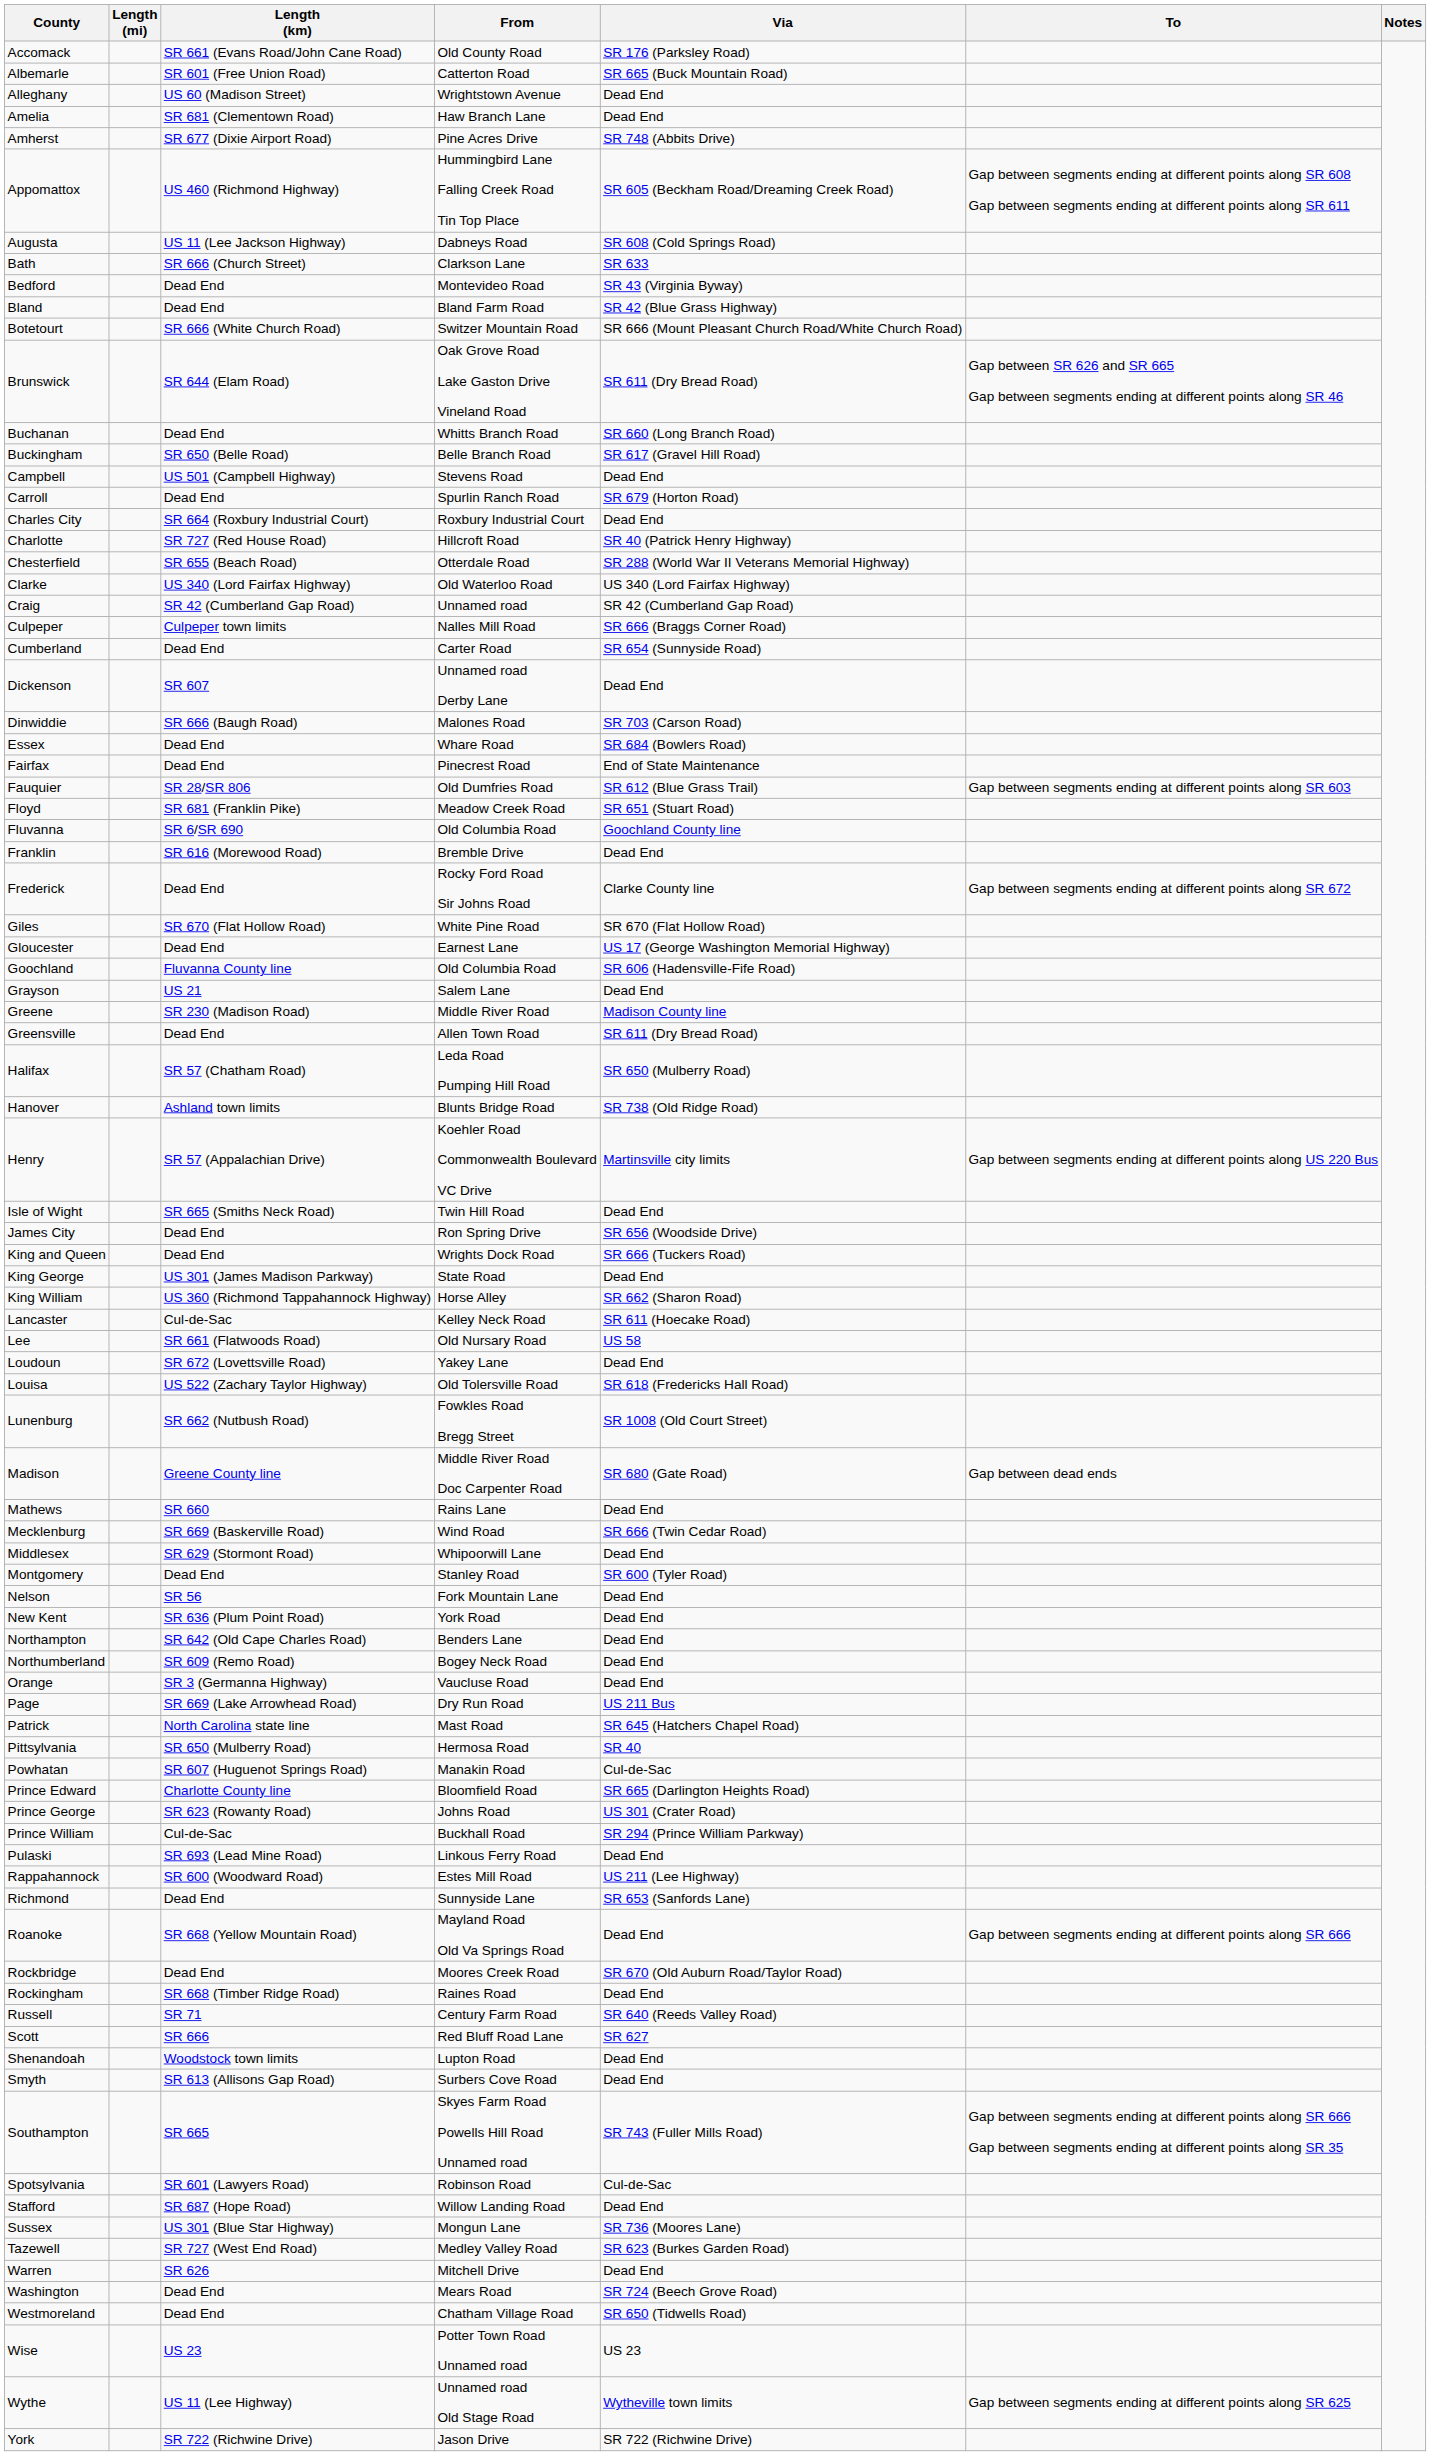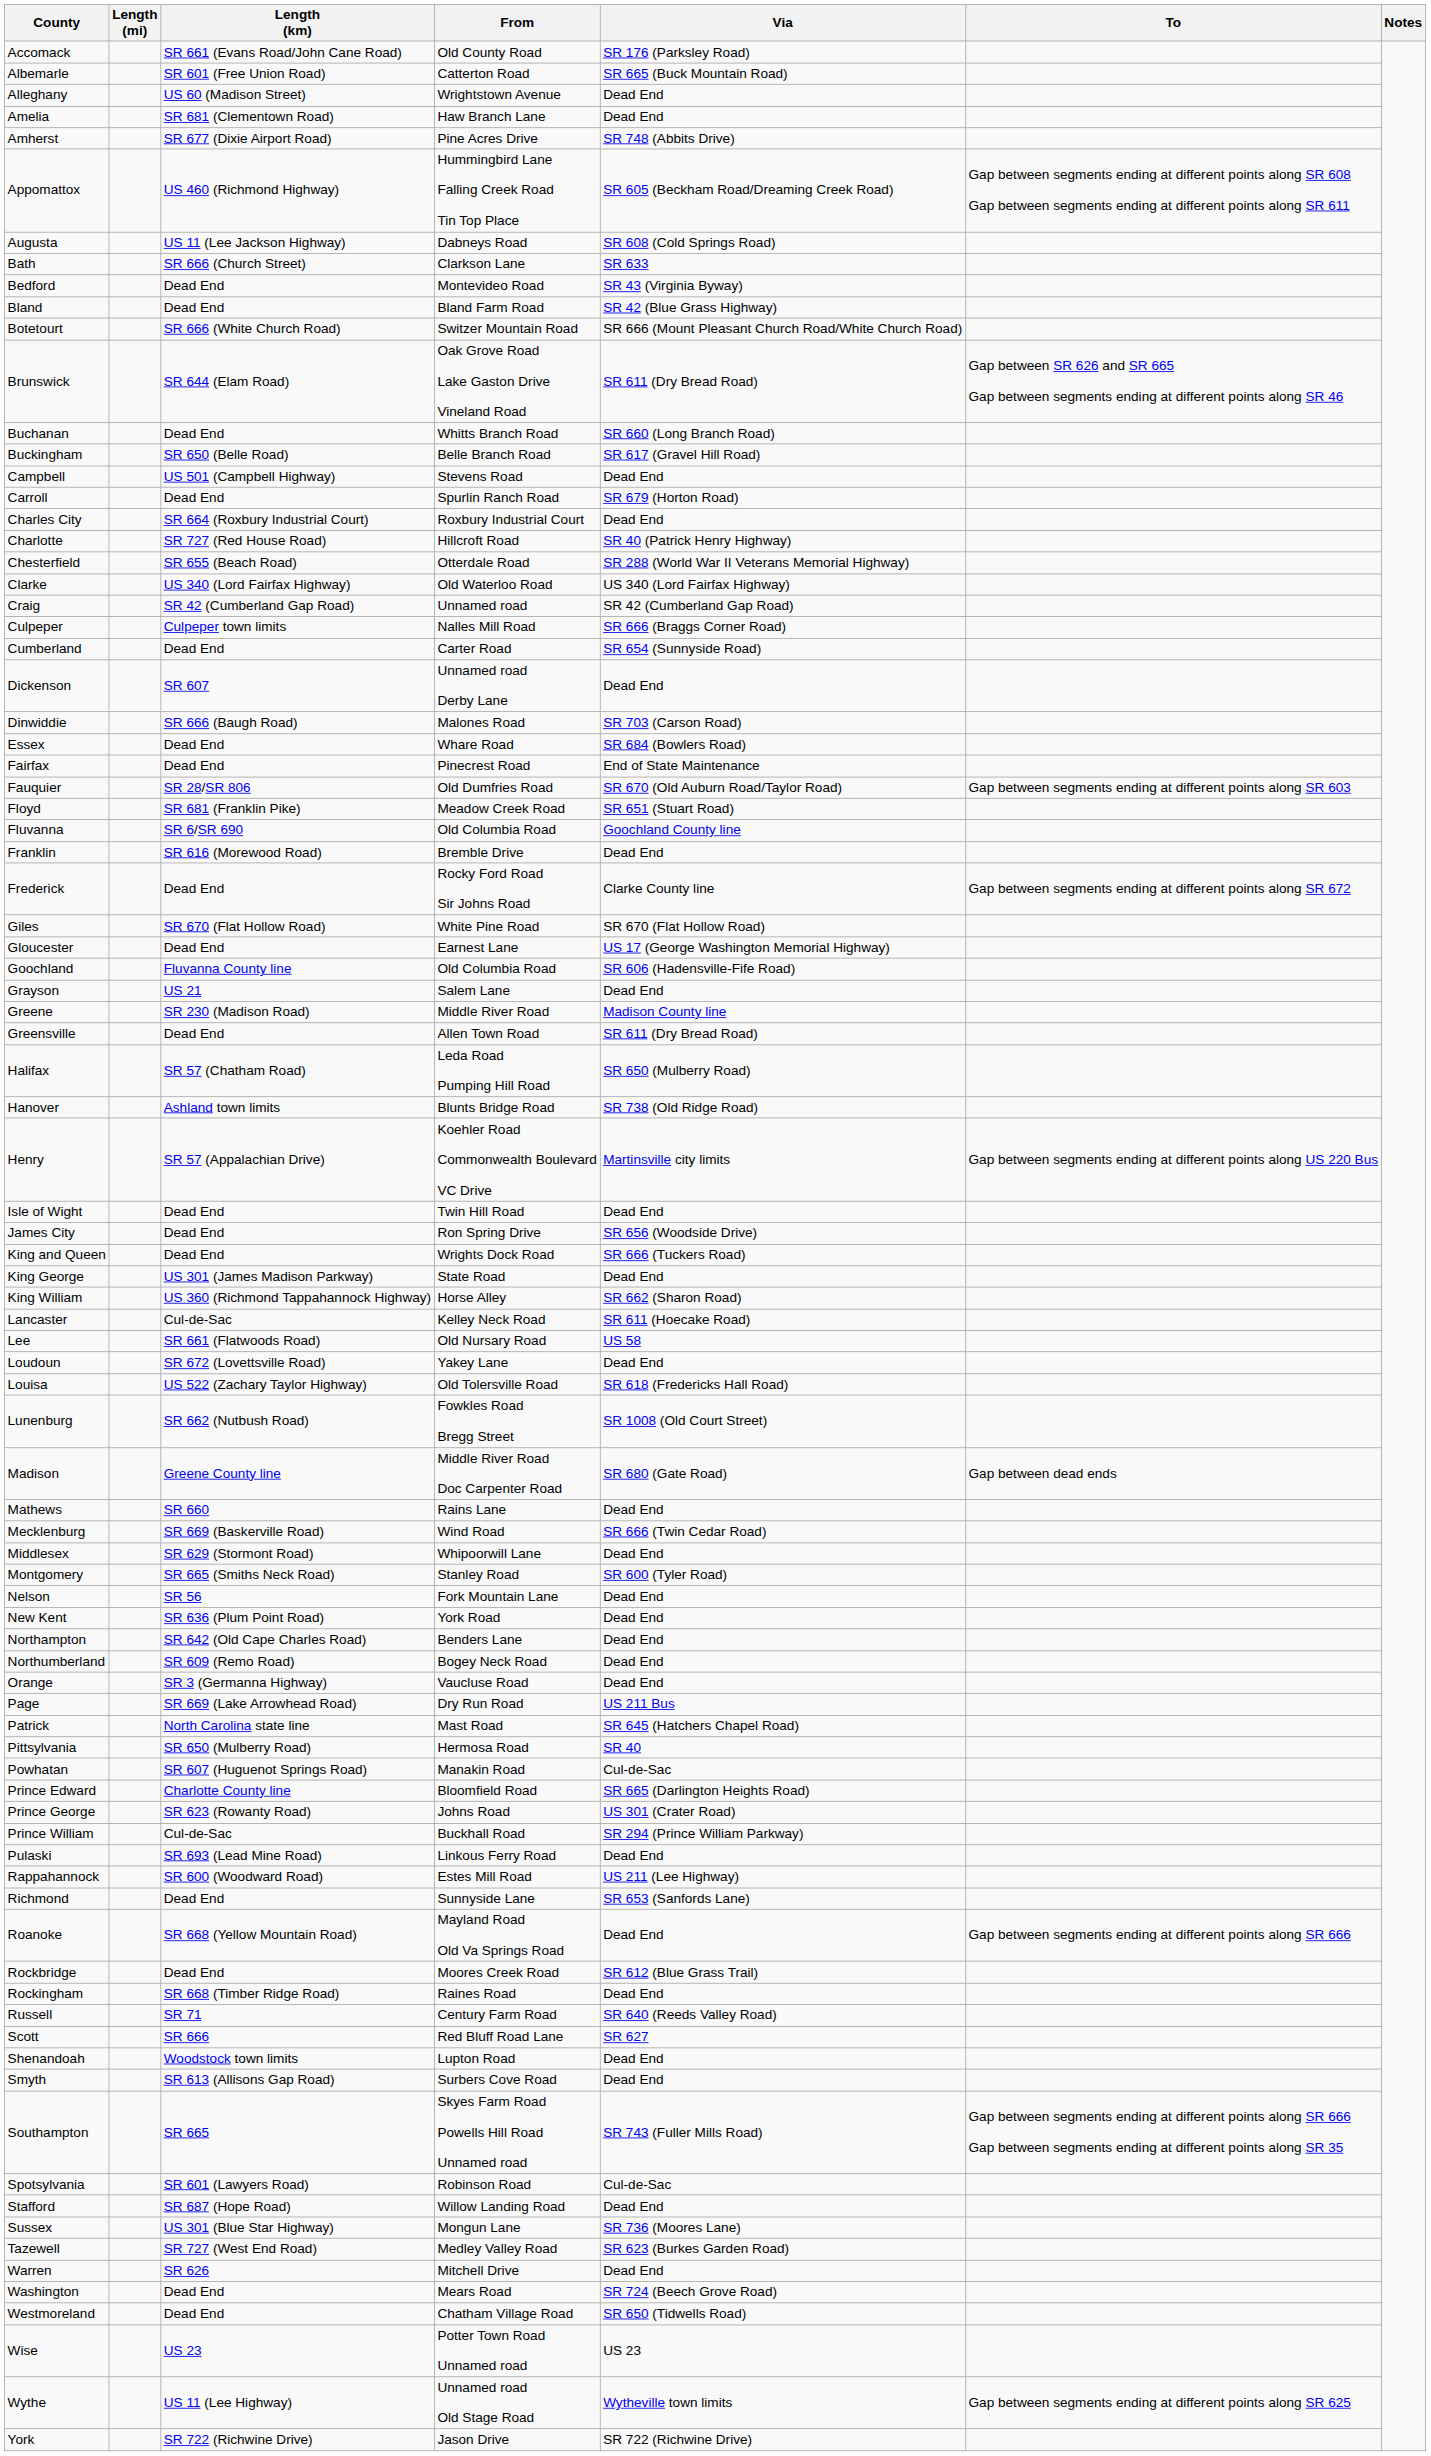(681, 787) SR 612 (Blue Grass Trail) -> (723, 787) SR 670 (Old Auburn Road/Taylor Road)
(249, 1211) SR 665 (Smiths Neck Road) -> (194, 1211) Dead End
(194, 1575) Dead End -> (249, 1575) SR 665 (Smiths Neck Road)
(723, 1972) SR 670 (Old Auburn Road/Taylor Road) -> (681, 1972) SR 612 (Blue Grass Trail)
